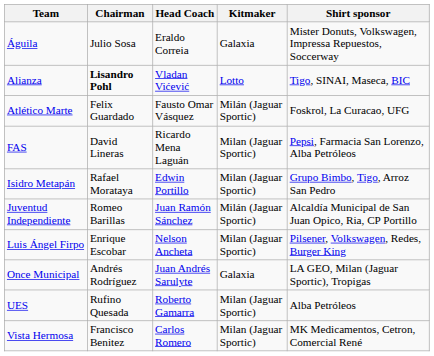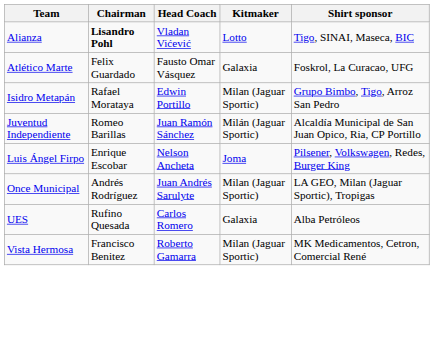- row: (22, 43)
(251, 110) Milán (Jaguar Sportic) -> (240, 67) Galaxia
- row: (17, 147)
(251, 244) Milan (Jaguar Sportic) -> (234, 158) Joma
(237, 275) Galaxia -> (254, 189) Milan (Jaguar Sportic)
(175, 305) Roberto Gamarra -> (175, 219) Carlos Romero
(251, 305) Milan (Jaguar Sportic) -> (240, 219) Galaxia
(173, 335) Carlos Romero -> (176, 249) Roberto Gamarra
